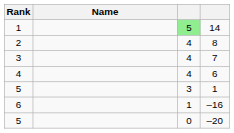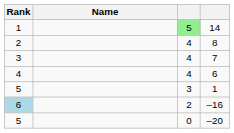(18, 105) no background -> (18, 105) lightblue background
(189, 105) 1 -> (189, 105) 2
